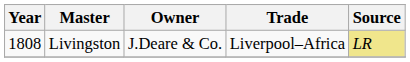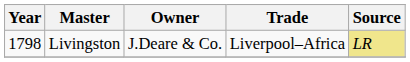(25, 43) 1808 -> (25, 43) 1798
